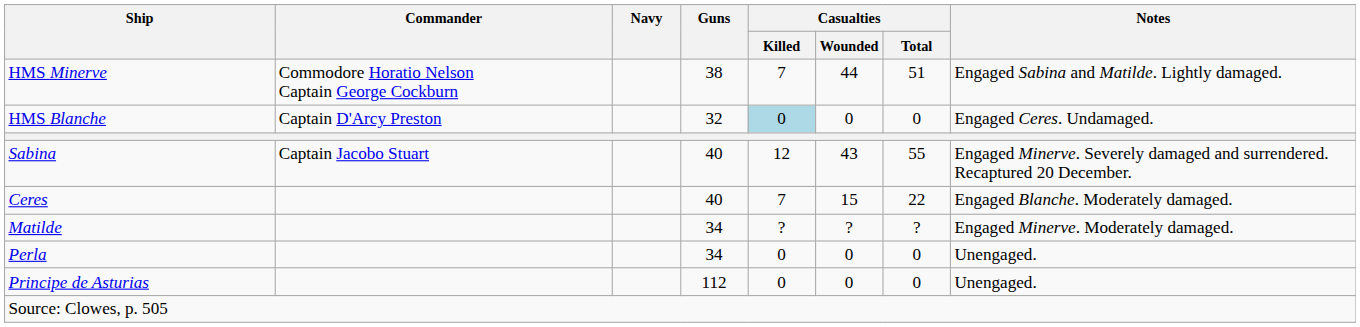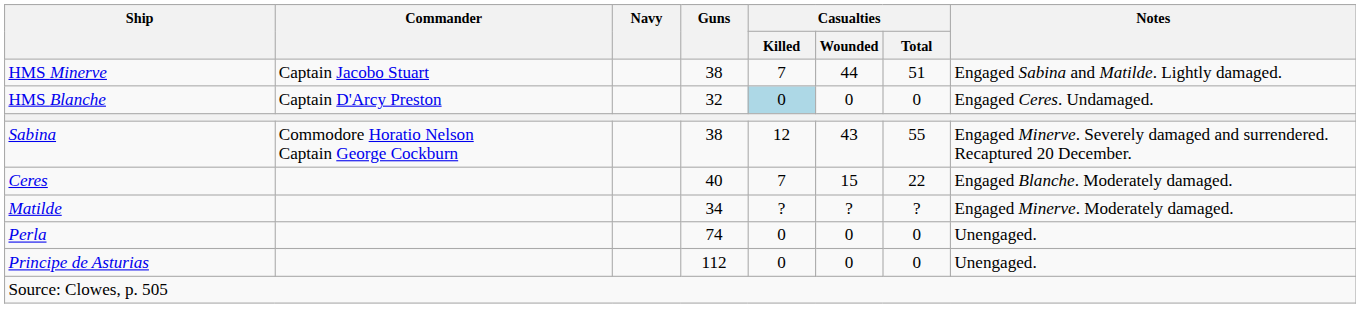(376, 82) Commodore Horatio Nelson Captain George Cockburn -> (354, 72) Captain Jacobo Stuart
(354, 153) Captain Jacobo Stuart -> (376, 144) Commodore Horatio Nelson Captain George Cockburn
(714, 153) 40 -> (714, 134) 38
(714, 254) 34 -> (714, 235) 74
